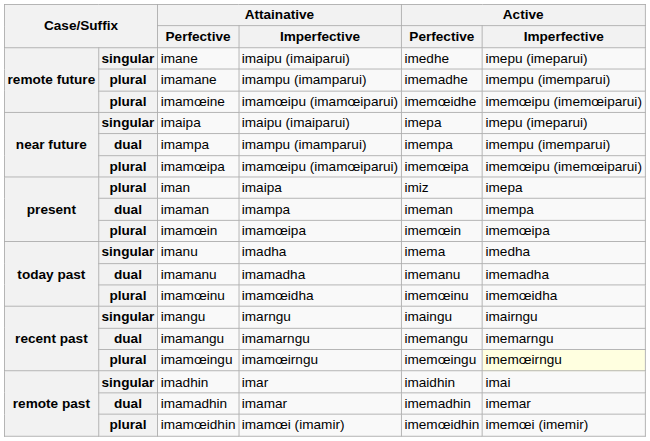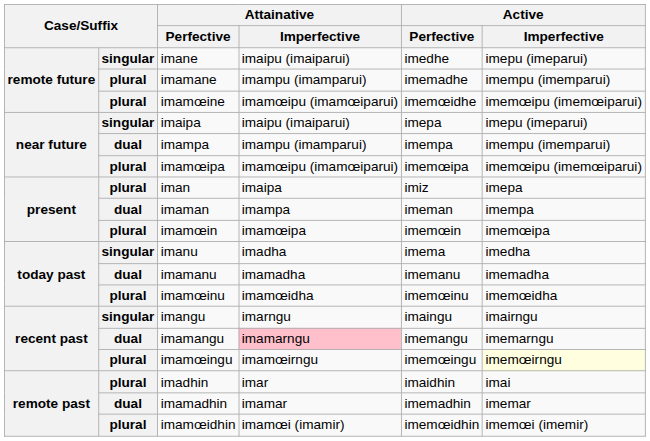(276, 338) no background -> (276, 338) pink background
(128, 381) singular -> (128, 381) plural
